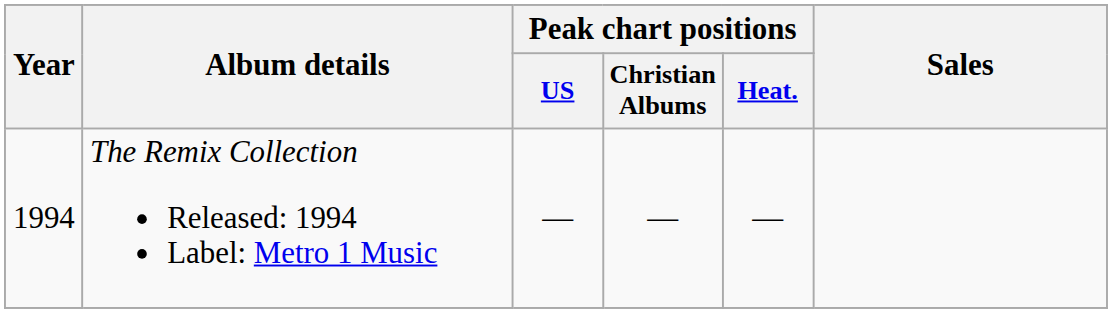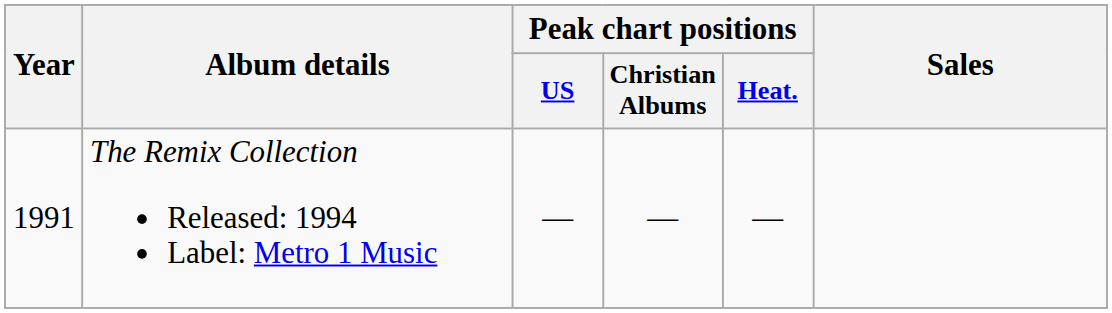(44, 217) 1994 -> (44, 217) 1991
